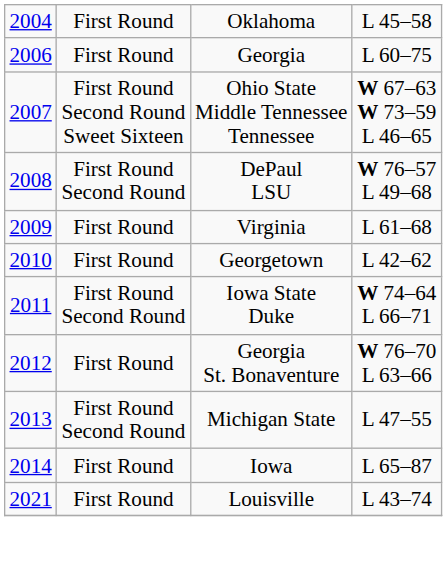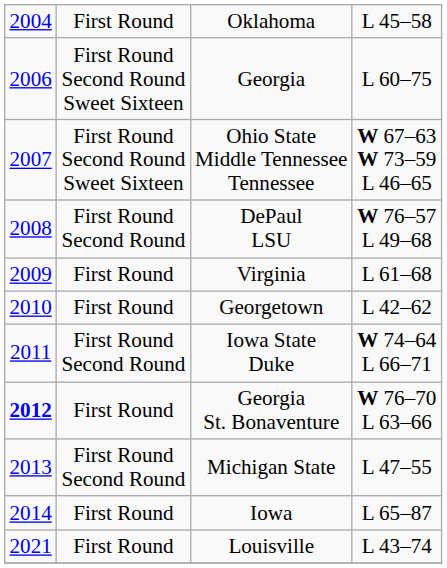(123, 54) First Round -> (123, 78) First Round Second Round Sweet Sixteen
(31, 362) normal -> (31, 410) bold
